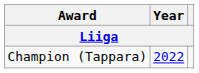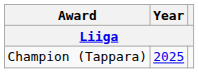(169, 57) 2022 -> (169, 57) 2025
